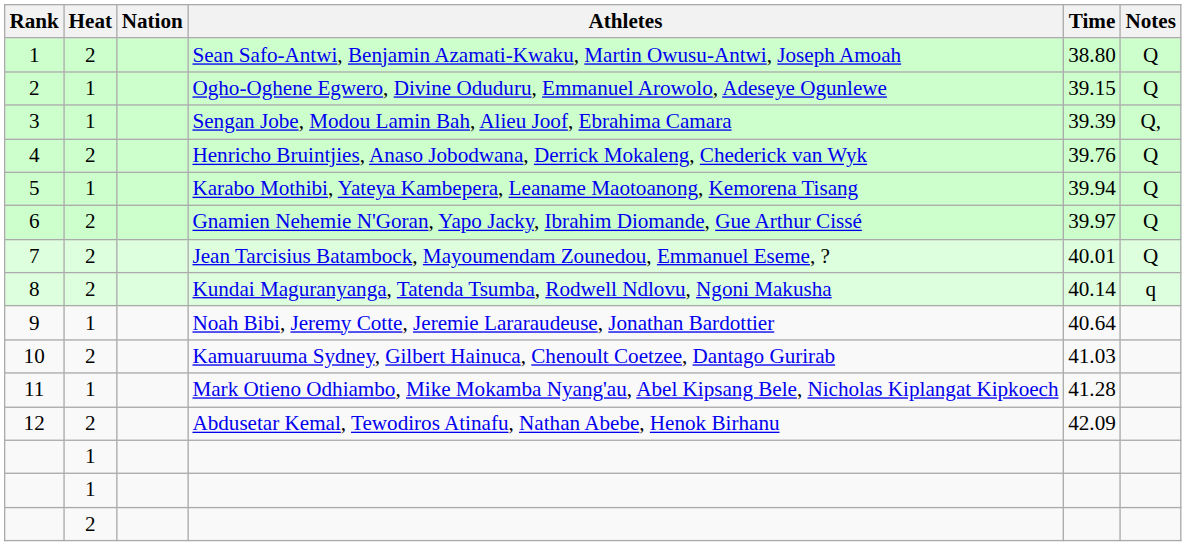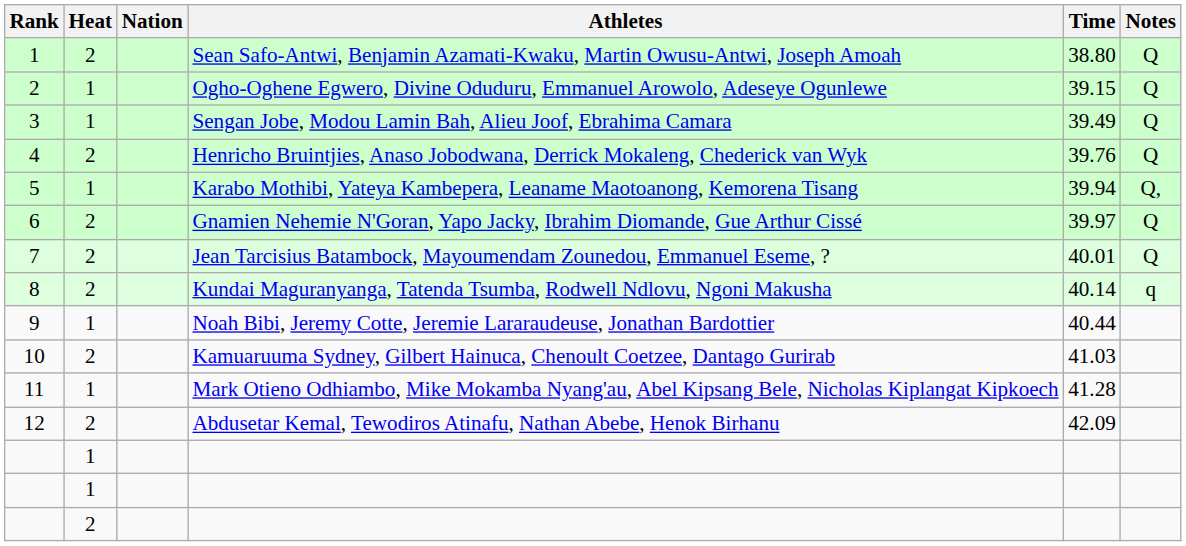(1092, 121) 39.39 -> (1092, 121) 39.49
(1151, 121) Q, -> (1151, 121) Q
(1151, 188) Q -> (1151, 188) Q,
(1092, 322) 40.64 -> (1092, 322) 40.44
